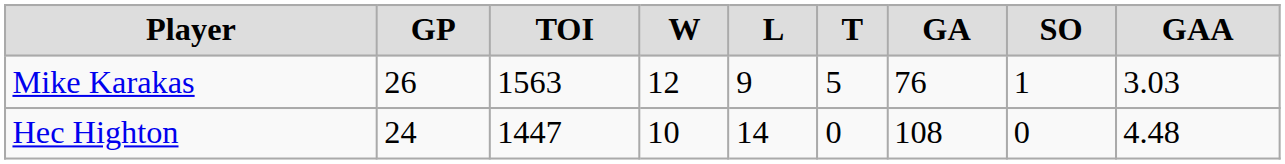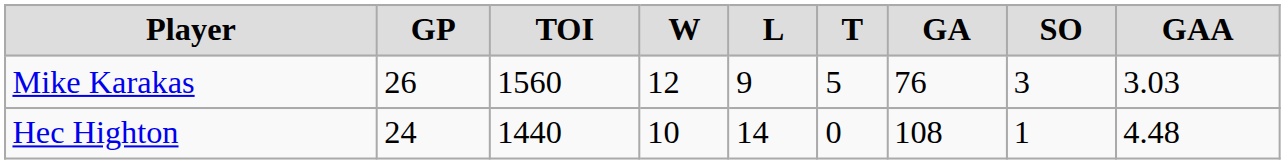(529, 81) 1563 -> (529, 81) 1560
(1022, 81) 1 -> (1022, 81) 3
(529, 132) 1447 -> (529, 132) 1440
(1022, 132) 0 -> (1022, 132) 1
